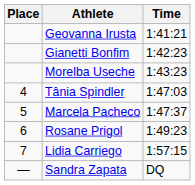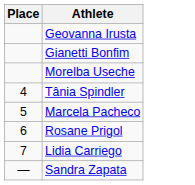- column: (167, 14)
